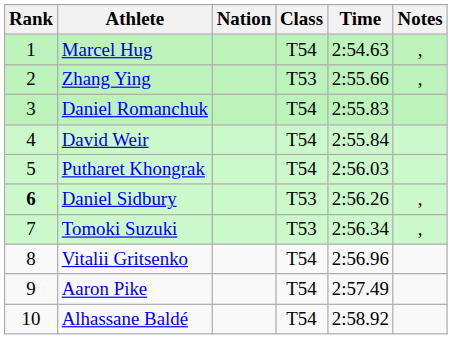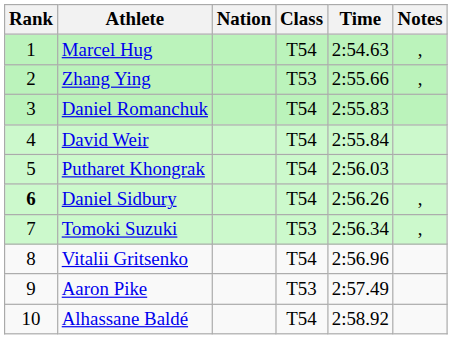(301, 199) T53 -> (301, 199) T54
(301, 288) T54 -> (301, 288) T53
